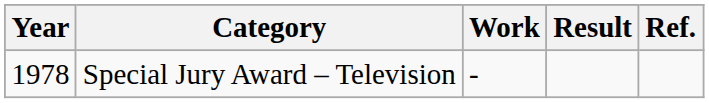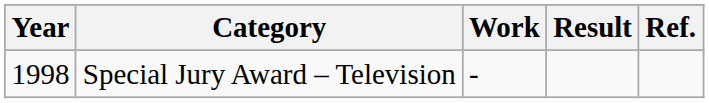(41, 73) 1978 -> (41, 73) 1998
